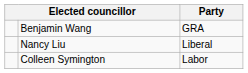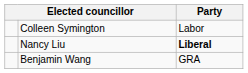rows swapped: (63, 60) <-> (56, 28)
(197, 44) normal -> (195, 44) bold
